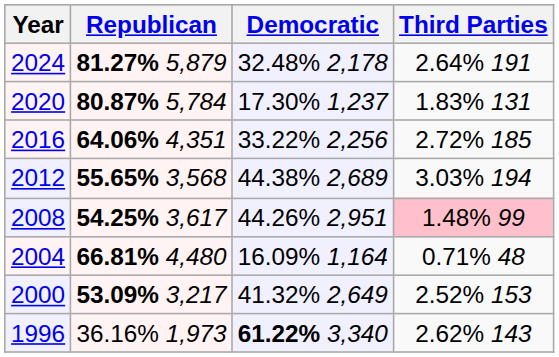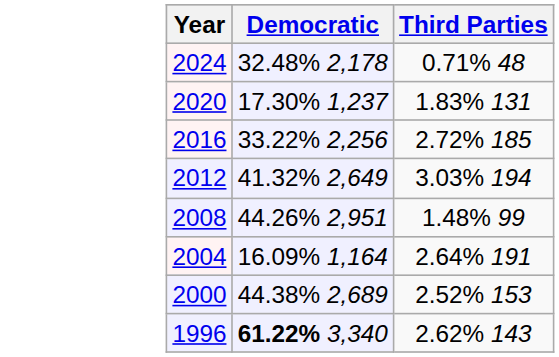- column: (151, 24)
(473, 63) 2.64% 191 -> (473, 63) 0.71% 48
(313, 178) 44.38% 2,689 -> (313, 178) 41.32% 2,649
(473, 217) pink background -> (473, 217) no background
(473, 255) 0.71% 48 -> (473, 255) 2.64% 191
(313, 294) 41.32% 2,649 -> (313, 294) 44.38% 2,689
